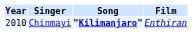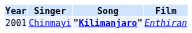(16, 23) 2010 -> (16, 23) 2001
